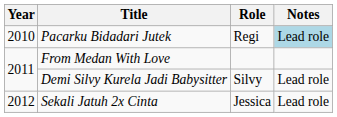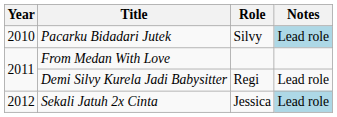(246, 36) Regi -> (248, 36) Silvy
(248, 79) Silvy -> (246, 79) Regi
(303, 101) no background -> (303, 101) lightblue background
